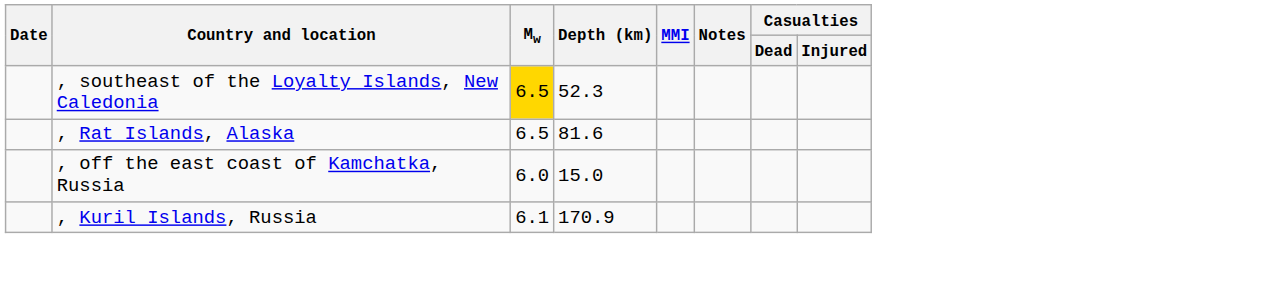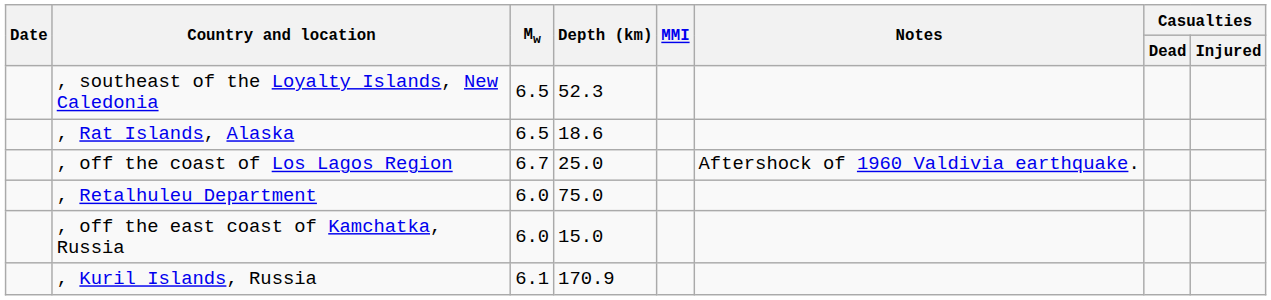(532, 92) gold background -> (532, 92) no background
(581, 134) 81.6 -> (581, 134) 18.6
+ row: (255, 165)
+ row: (187, 195)
